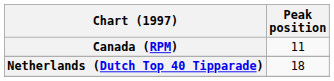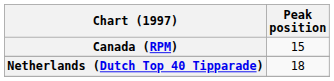(298, 47) 11 -> (298, 47) 15
